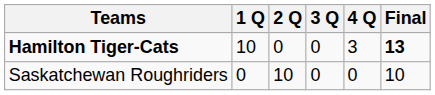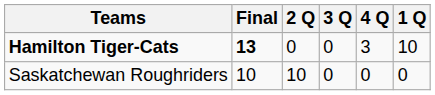columns swapped: (251, 18) <-> (406, 18)
